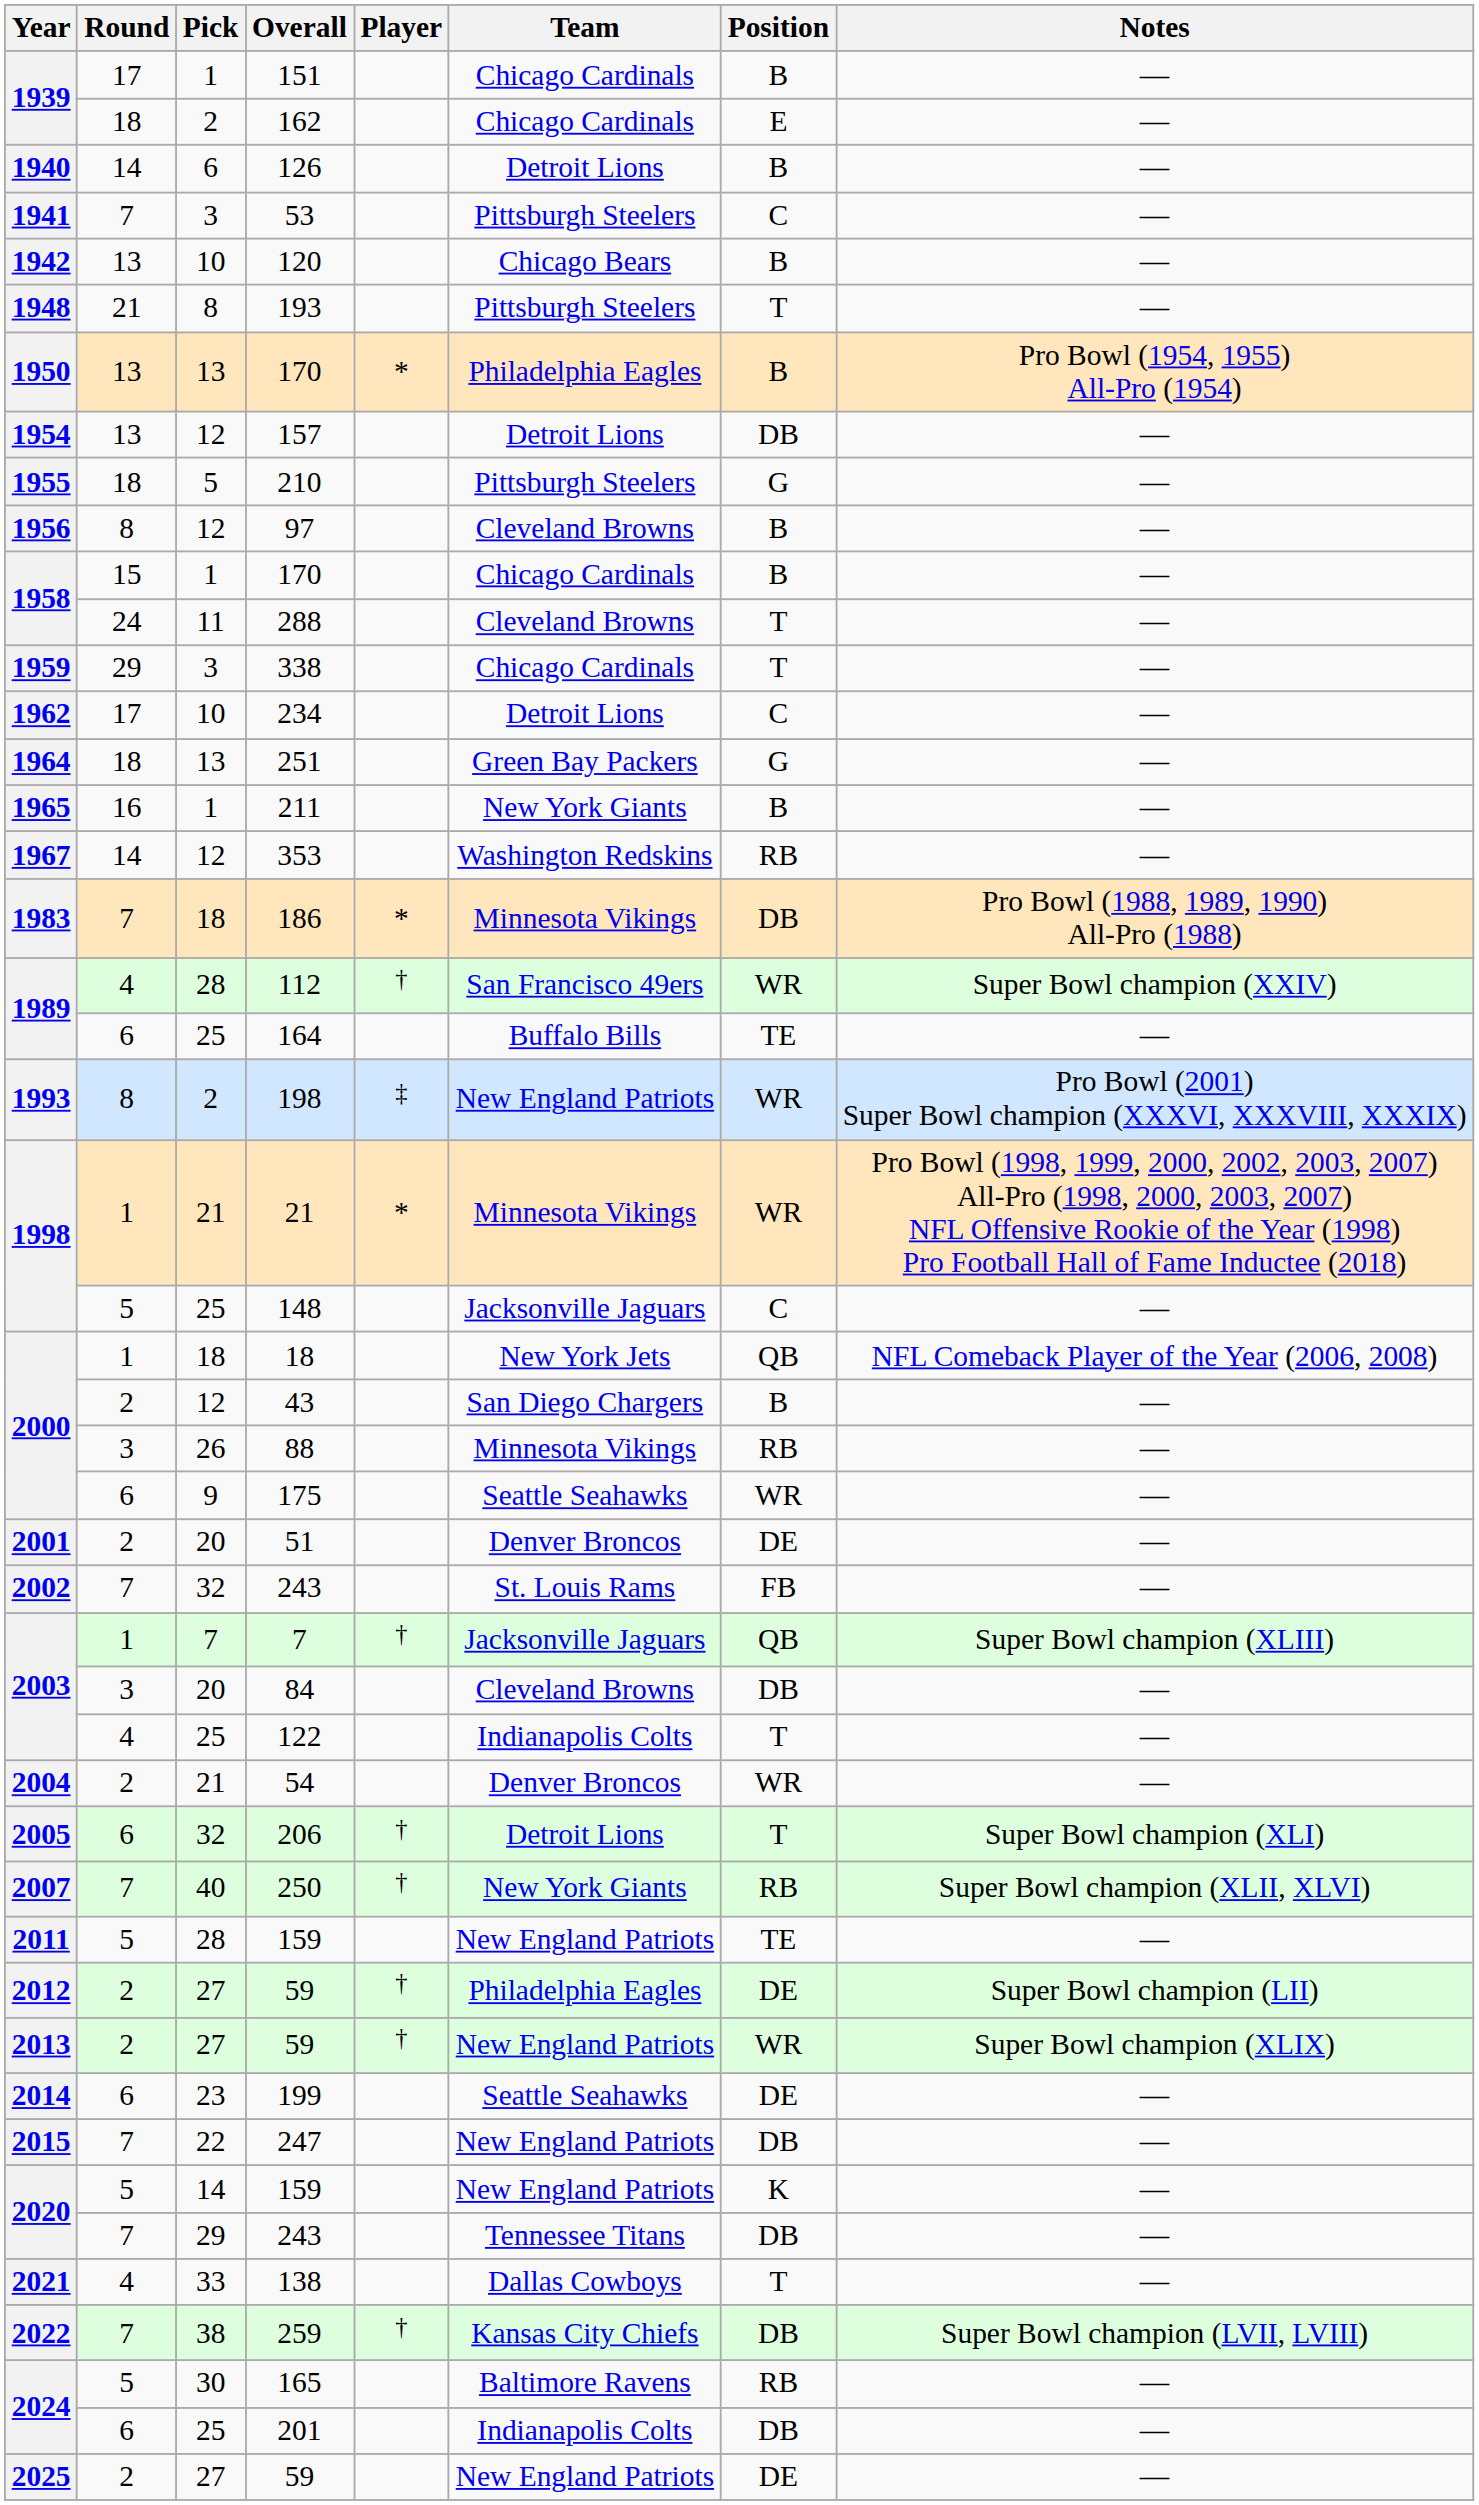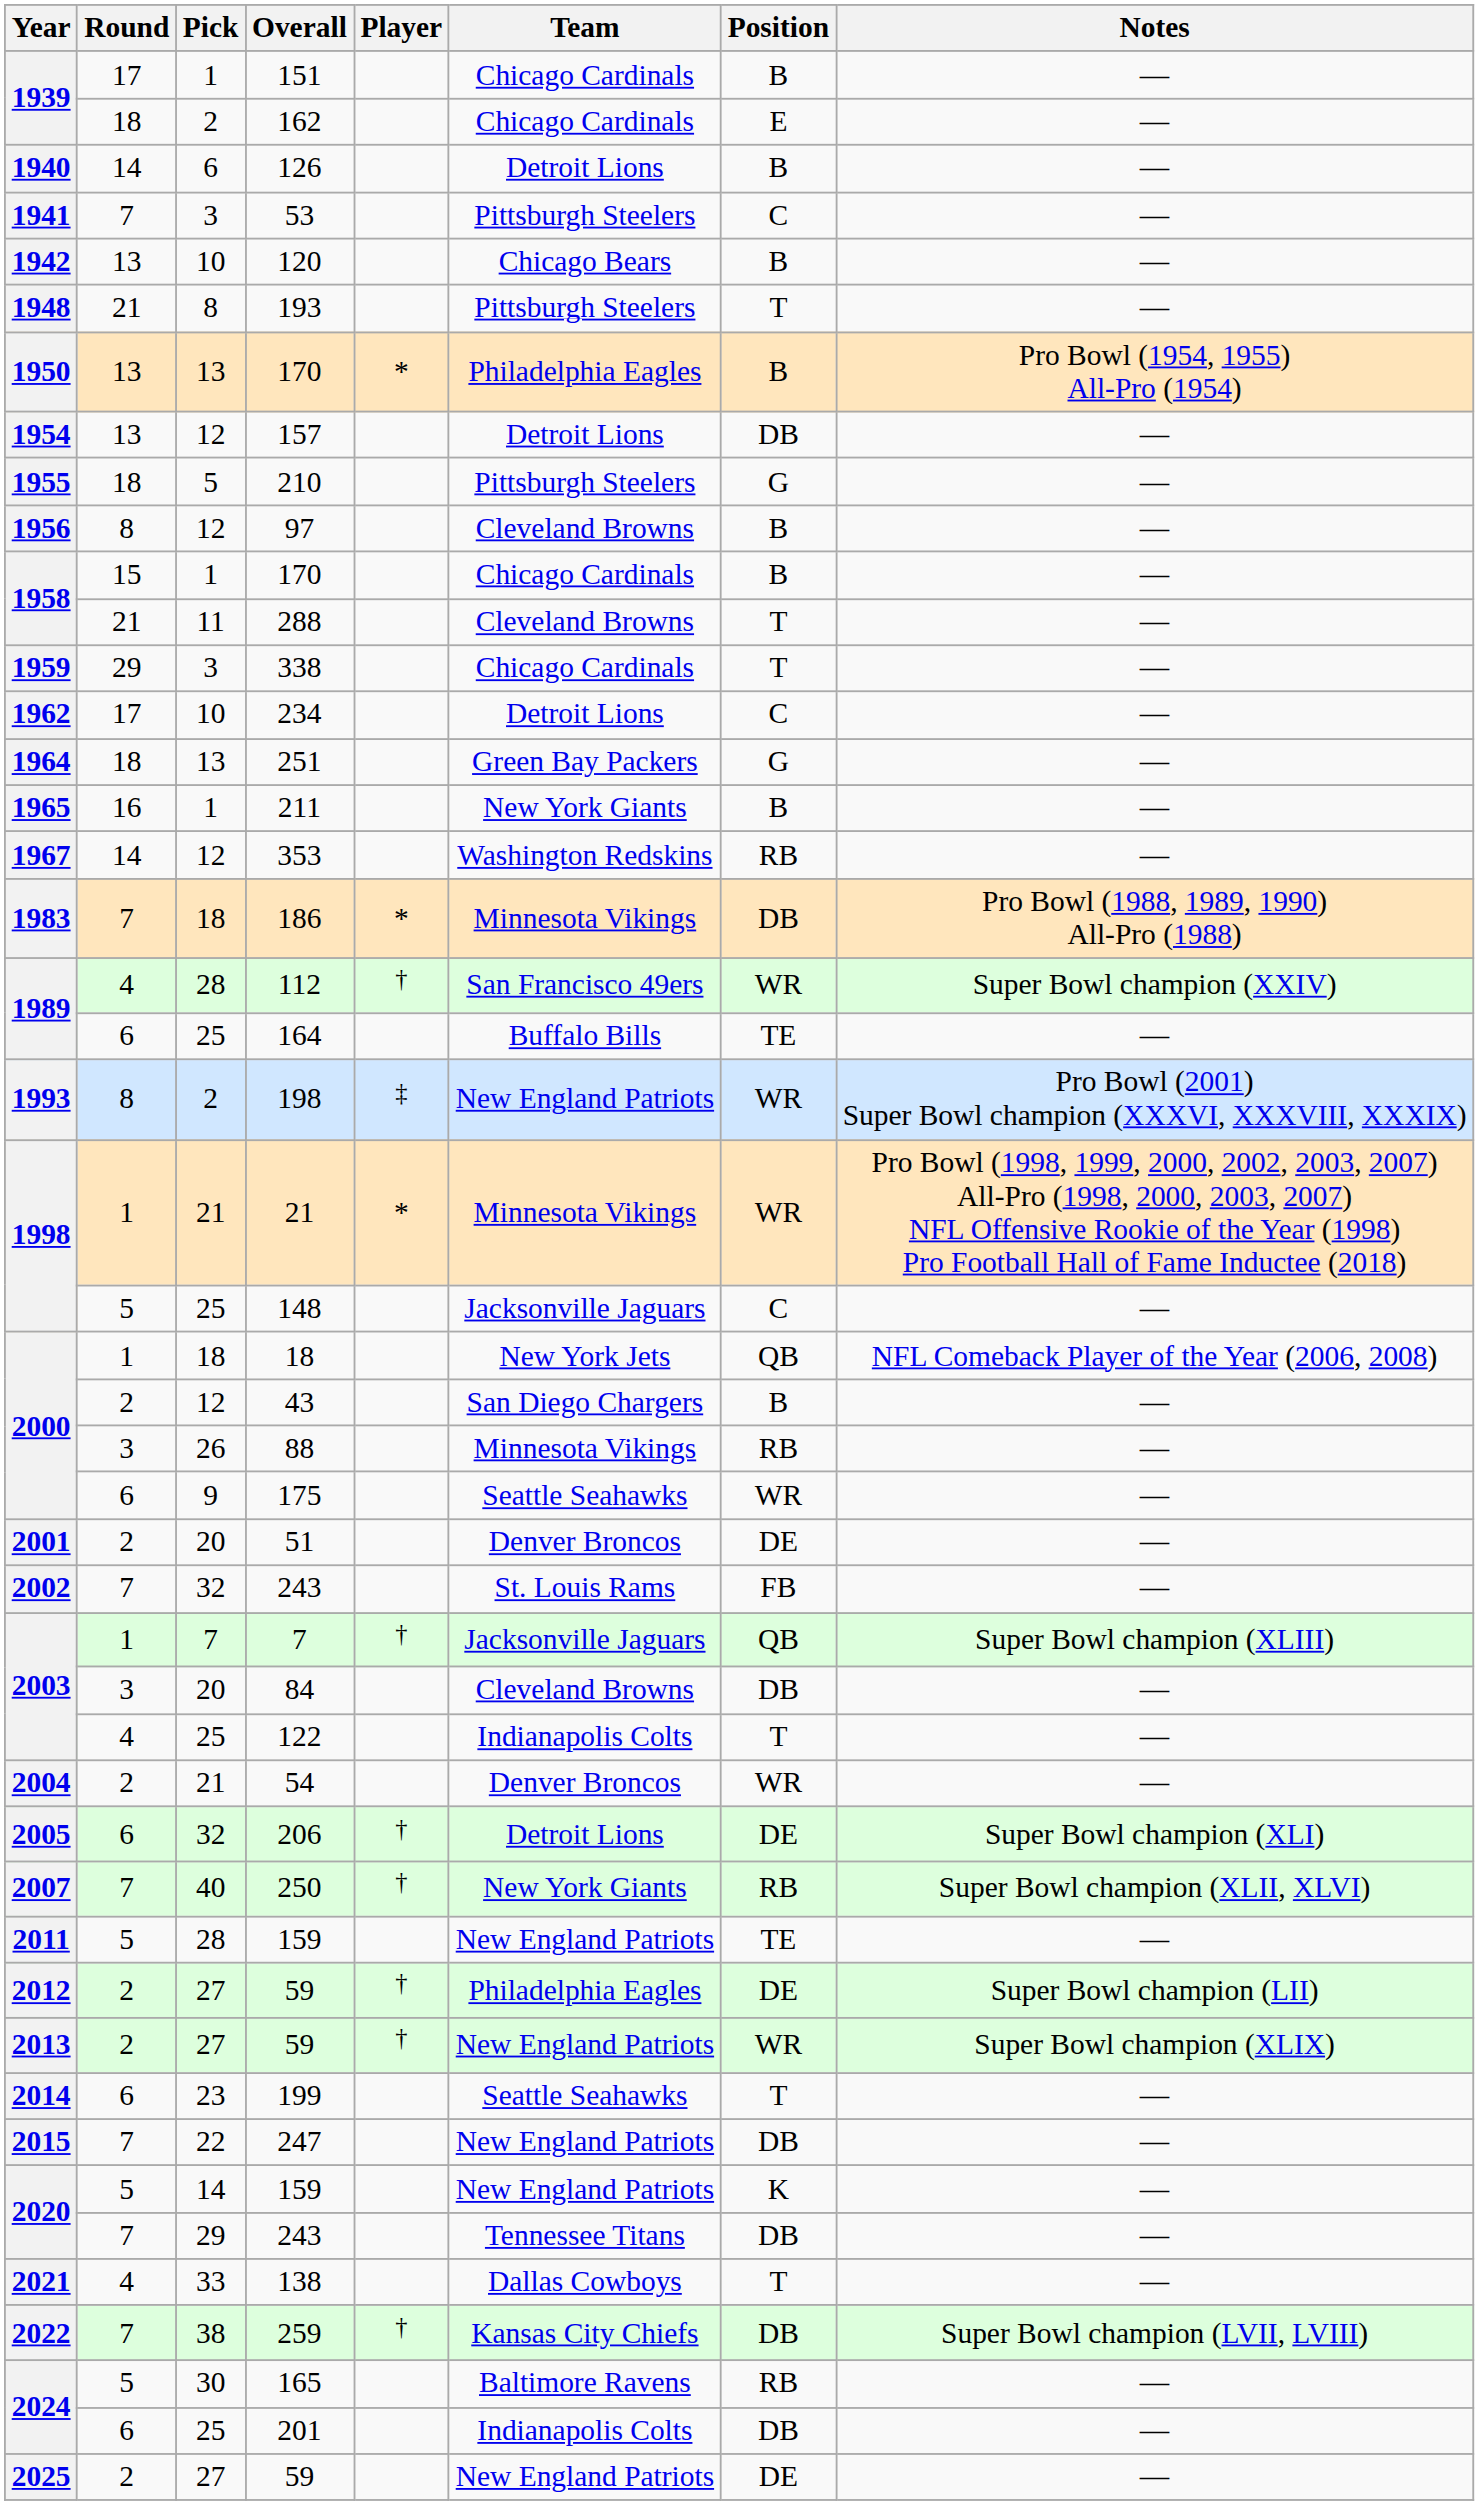(127, 621) 24 -> (127, 621) 21
(778, 1833) T -> (778, 1833) DE
(778, 2095) DE -> (778, 2095) T
